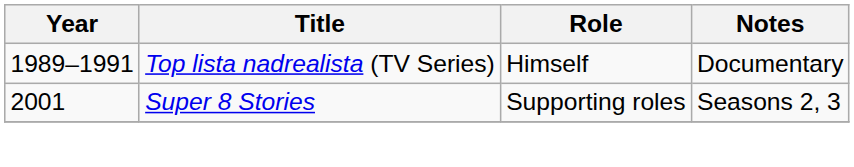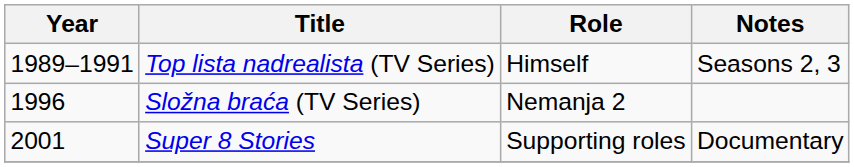(770, 63) Documentary -> (769, 63) Seasons 2, 3
+ row: (283, 102)
(769, 102) Seasons 2, 3 -> (770, 141) Documentary
